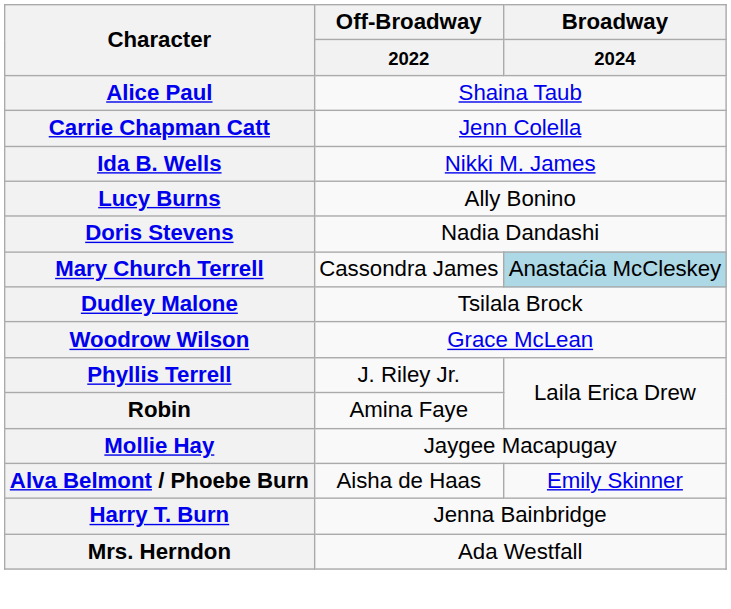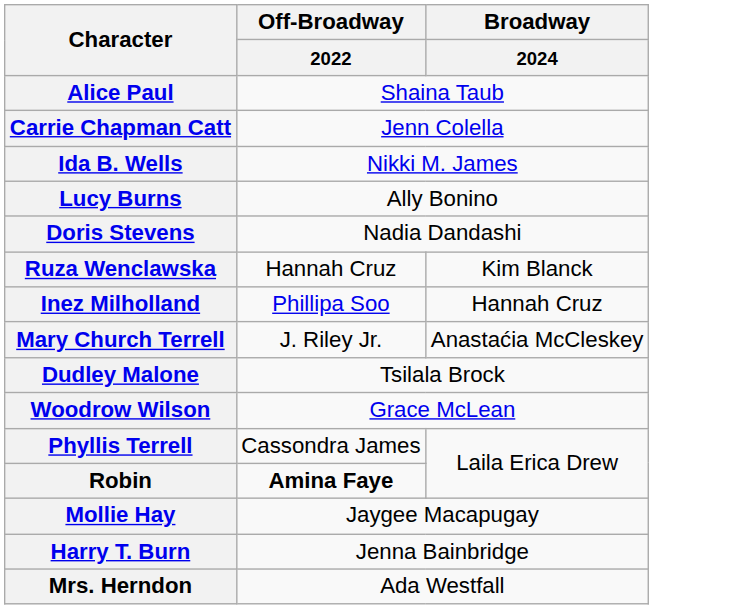+ row: (120, 269)
+ row: (120, 304)
(409, 269) Cassondra James -> (331, 339) J. Riley Jr.
(615, 269) lightblue background -> (537, 339) no background
(409, 374) J. Riley Jr. -> (331, 445) Cassondra James
(409, 410) normal -> (331, 480) bold
- row: (159, 480)
